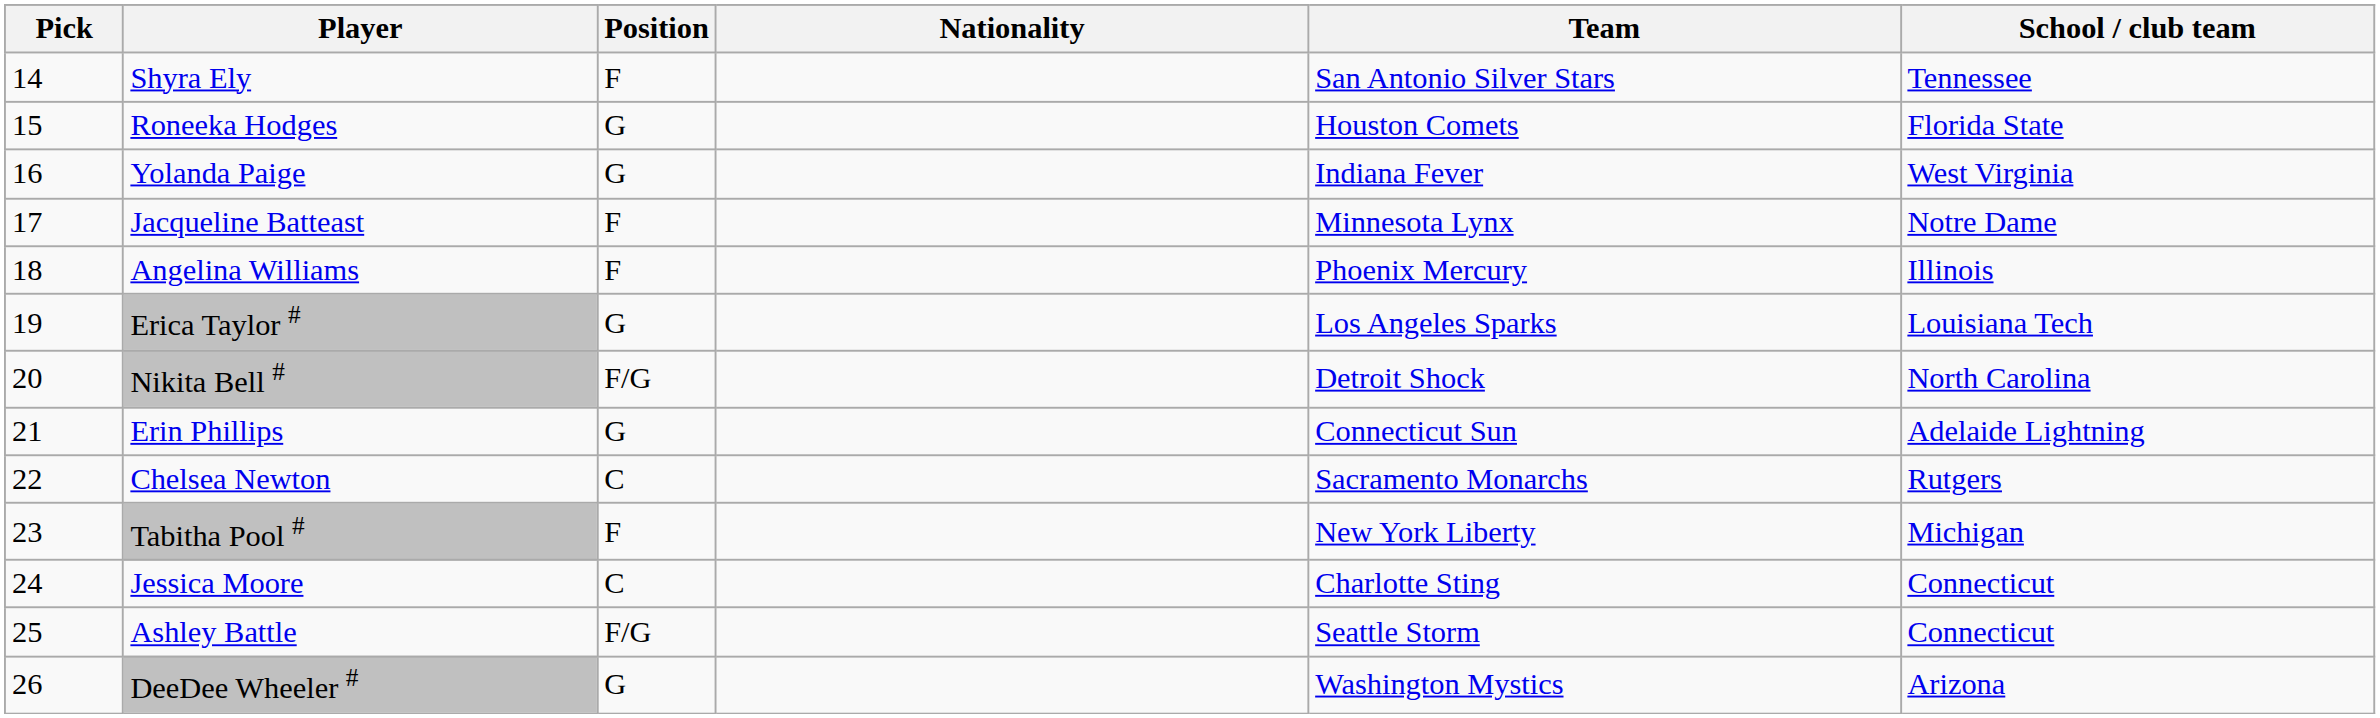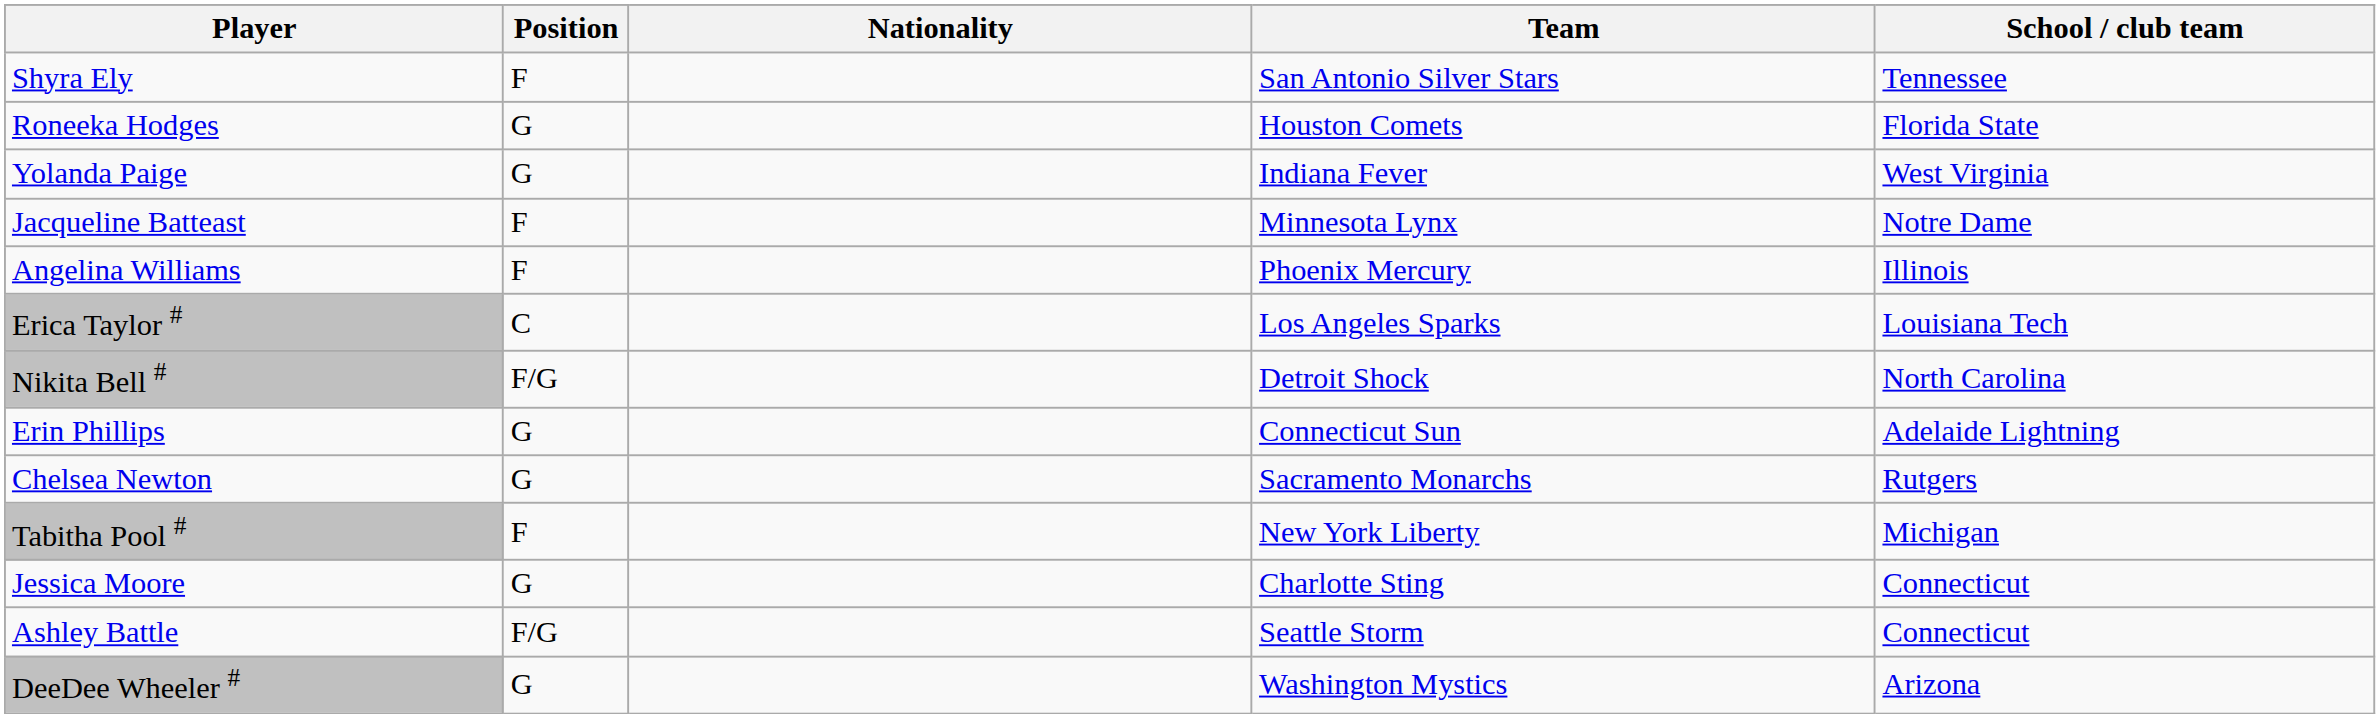- column: (64, 28)
(615, 321) G -> (521, 321) C
(614, 478) C -> (522, 478) G
(614, 583) C -> (522, 583) G
